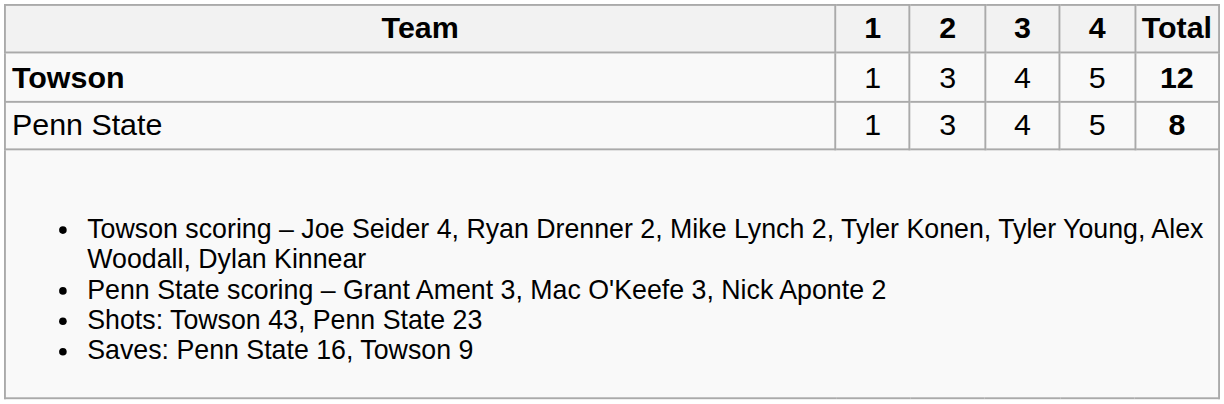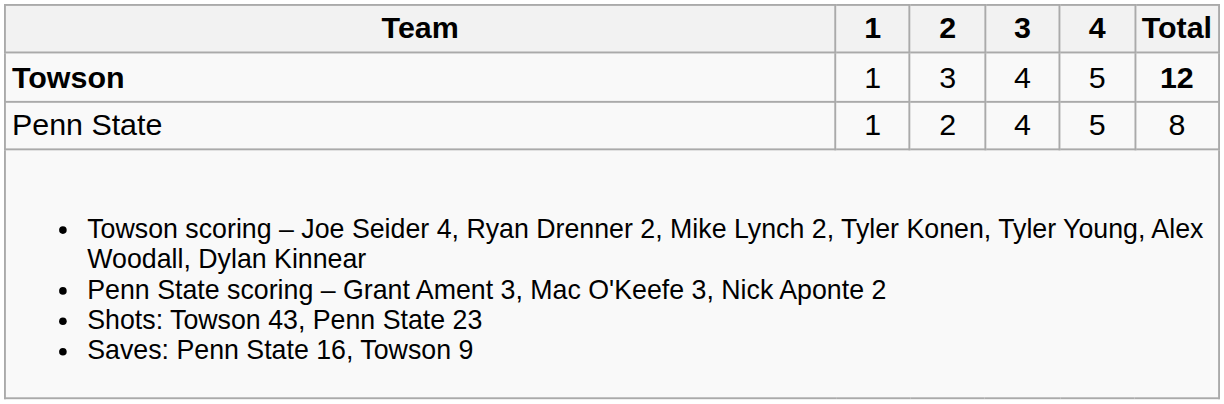(948, 125) 3 -> (948, 125) 2
(1177, 125) bold -> (1177, 125) normal
